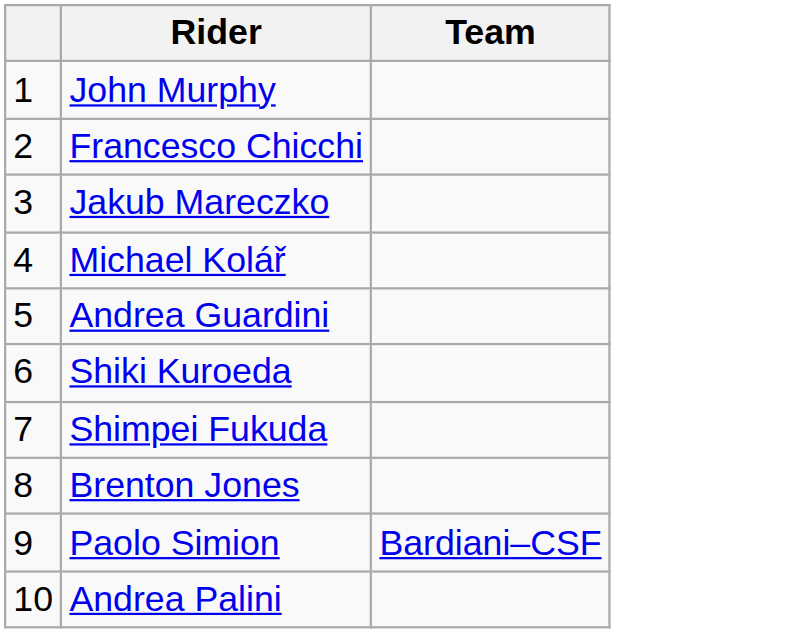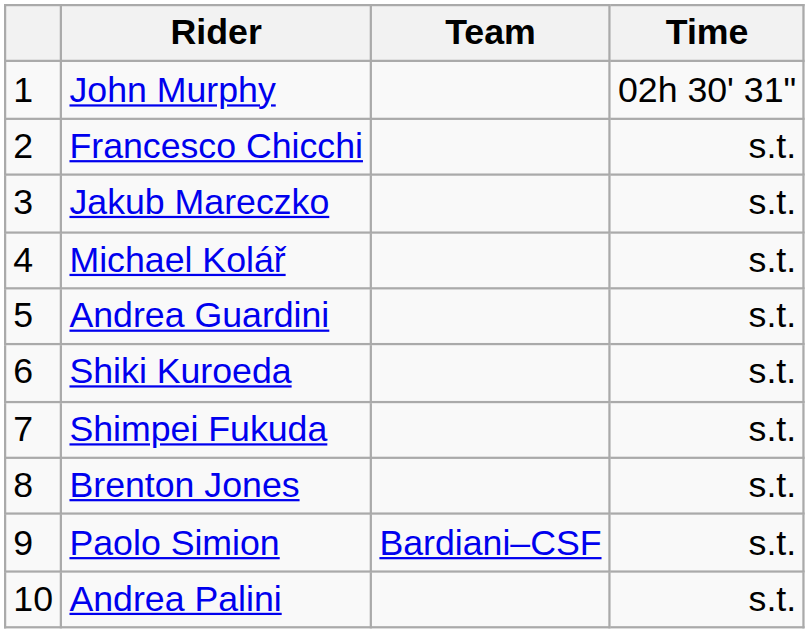+ column: (707, 32)
